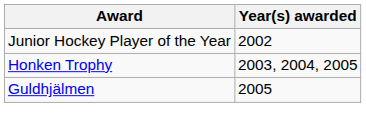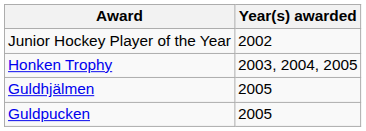+ row: (49, 114)
